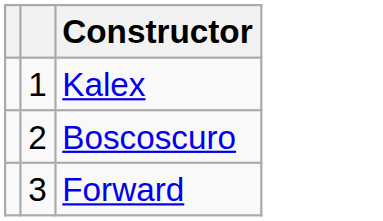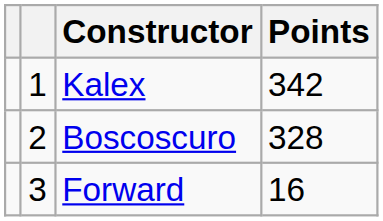+ column: (319, 32)
